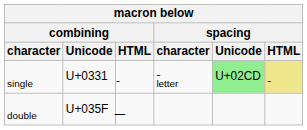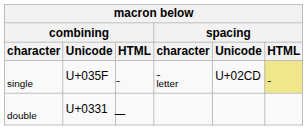(87, 76) U+0331 -> (87, 76) U+035F
(238, 76) lightgreen background -> (238, 76) no background
(87, 108) U+035F -> (87, 108) U+0331
